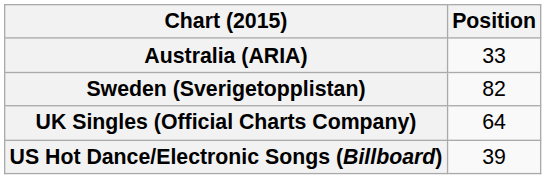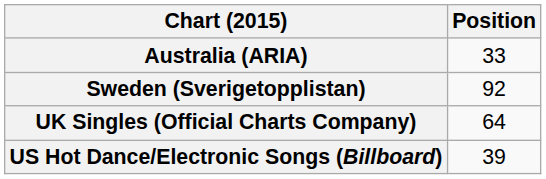(494, 88) 82 -> (494, 88) 92
